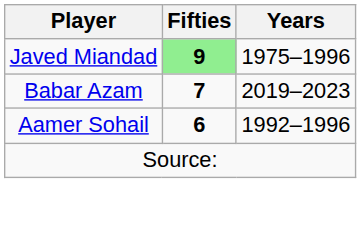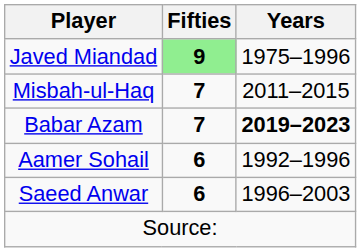+ row: (83, 90)
(296, 90) normal -> (296, 125) bold
+ row: (83, 194)
